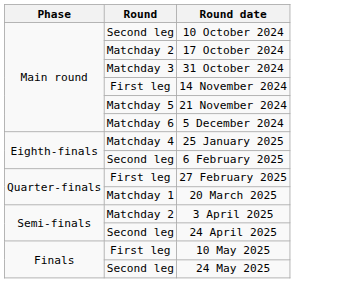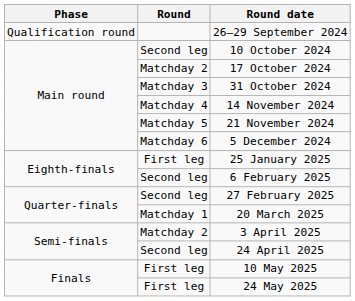+ row: (280, 32)
(140, 86) First leg -> (174, 105) Matchday 4
(140, 141) Matchday 4 -> (174, 159) First leg
(140, 178) First leg -> (174, 196) Second leg
(140, 269) Second leg -> (174, 287) First leg
